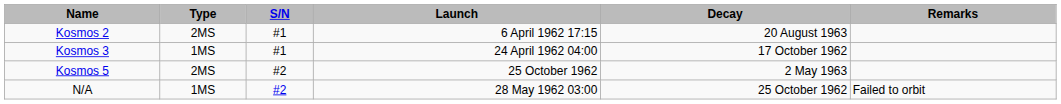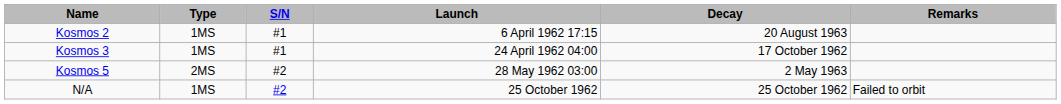(203, 33) 2MS -> (203, 33) 1MS
(553, 71) 25 October 1962 -> (546, 71) 28 May 1962 03:00
(546, 90) 28 May 1962 03:00 -> (553, 90) 25 October 1962
